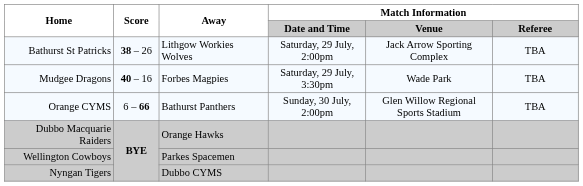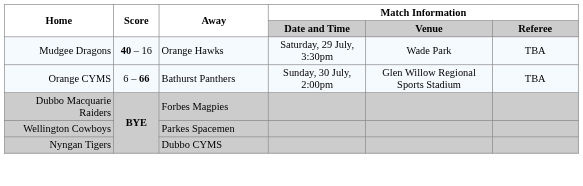- row: (70, 50)
(195, 78) Forbes Magpies -> (193, 50) Orange Hawks
(193, 134) Orange Hawks -> (195, 106) Forbes Magpies
